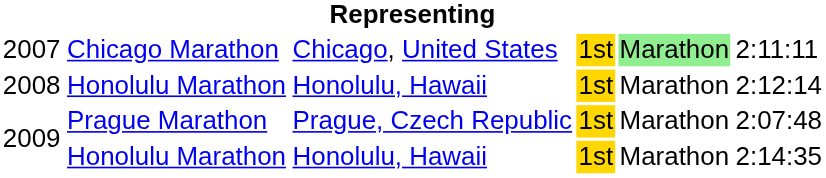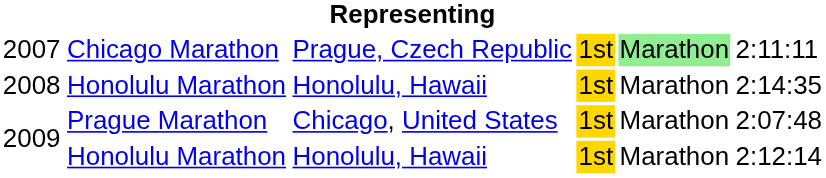(425, 49) Chicago, United States -> (432, 49) Prague, Czech Republic
(779, 85) 2:12:14 -> (779, 85) 2:14:35
(432, 121) Prague, Czech Republic -> (425, 121) Chicago, United States
(779, 156) 2:14:35 -> (779, 156) 2:12:14
